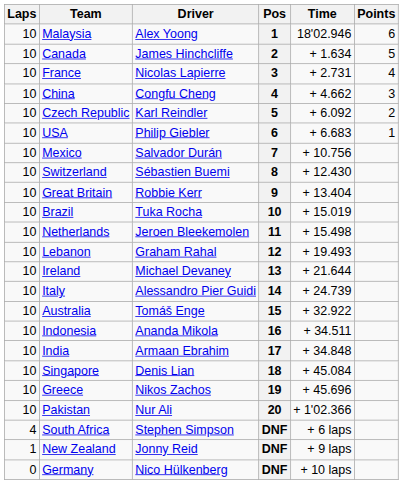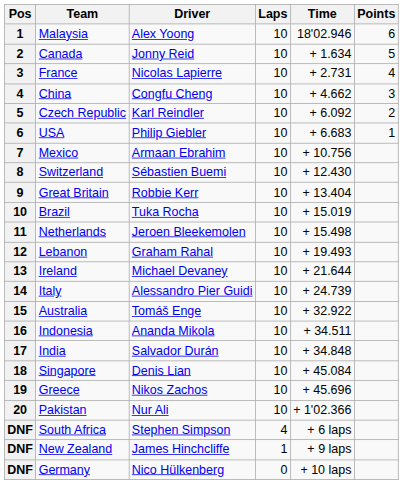columns swapped: (275, 14) <-> (22, 14)
(184, 53) James Hinchcliffe -> (163, 53) Jonny Reid
(179, 152) Salvador Durán -> (179, 152) Armaan Ebrahim
(182, 350) Armaan Ebrahim -> (175, 350) Salvador Durán
(167, 449) Jonny Reid -> (181, 449) James Hinchcliffe
